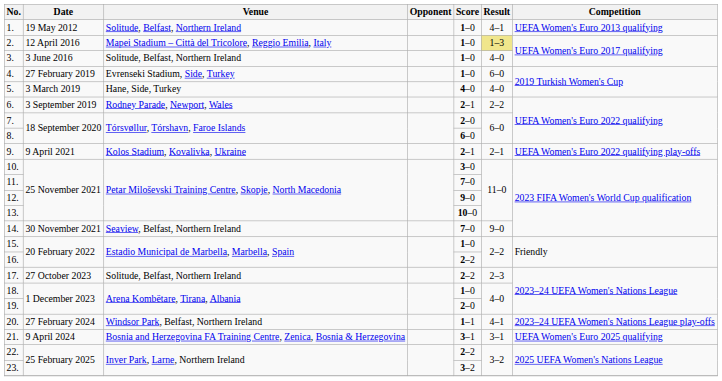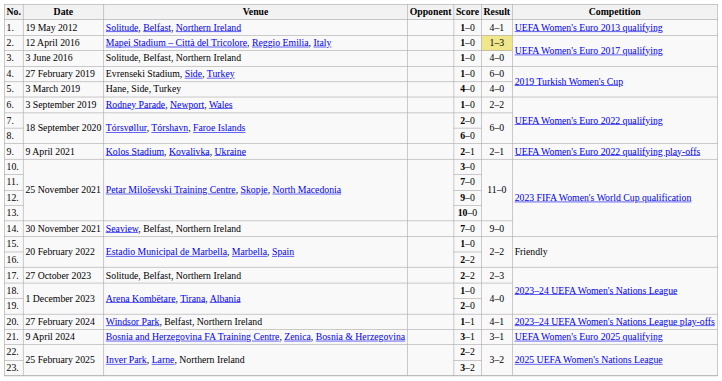(467, 105) 2–1 -> (467, 105) 1–0
